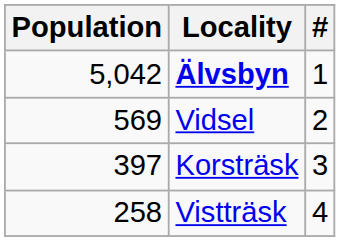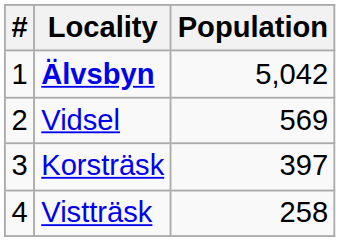columns swapped: (320, 27) <-> (87, 27)
